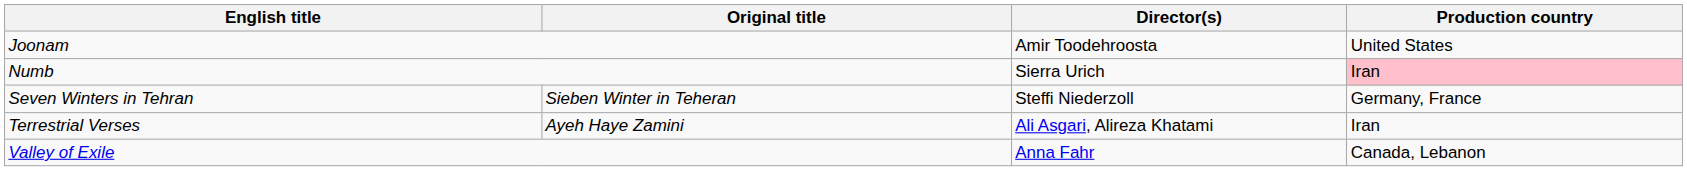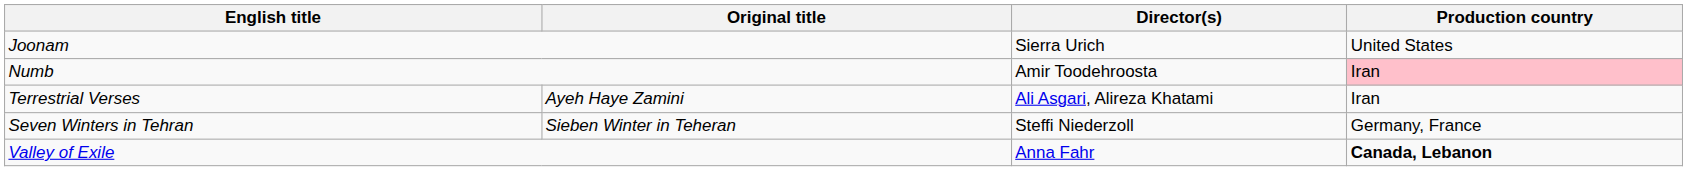(1086, 44) Amir Toodehroosta -> (1060, 44) Sierra Urich
(1060, 71) Sierra Urich -> (1086, 71) Amir Toodehroosta
rows swapped: (101, 98) <-> (74, 125)
(1418, 152) normal -> (1421, 152) bold
